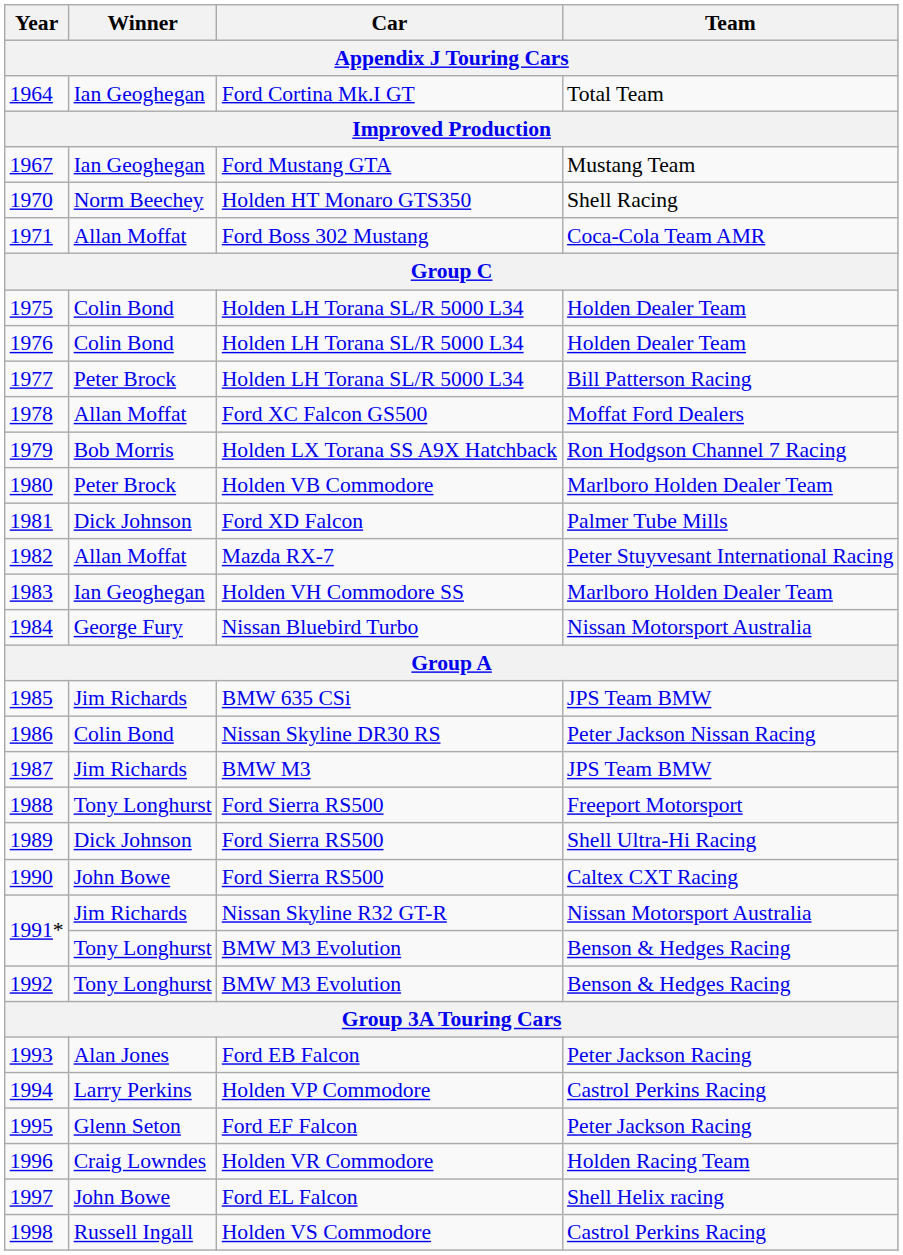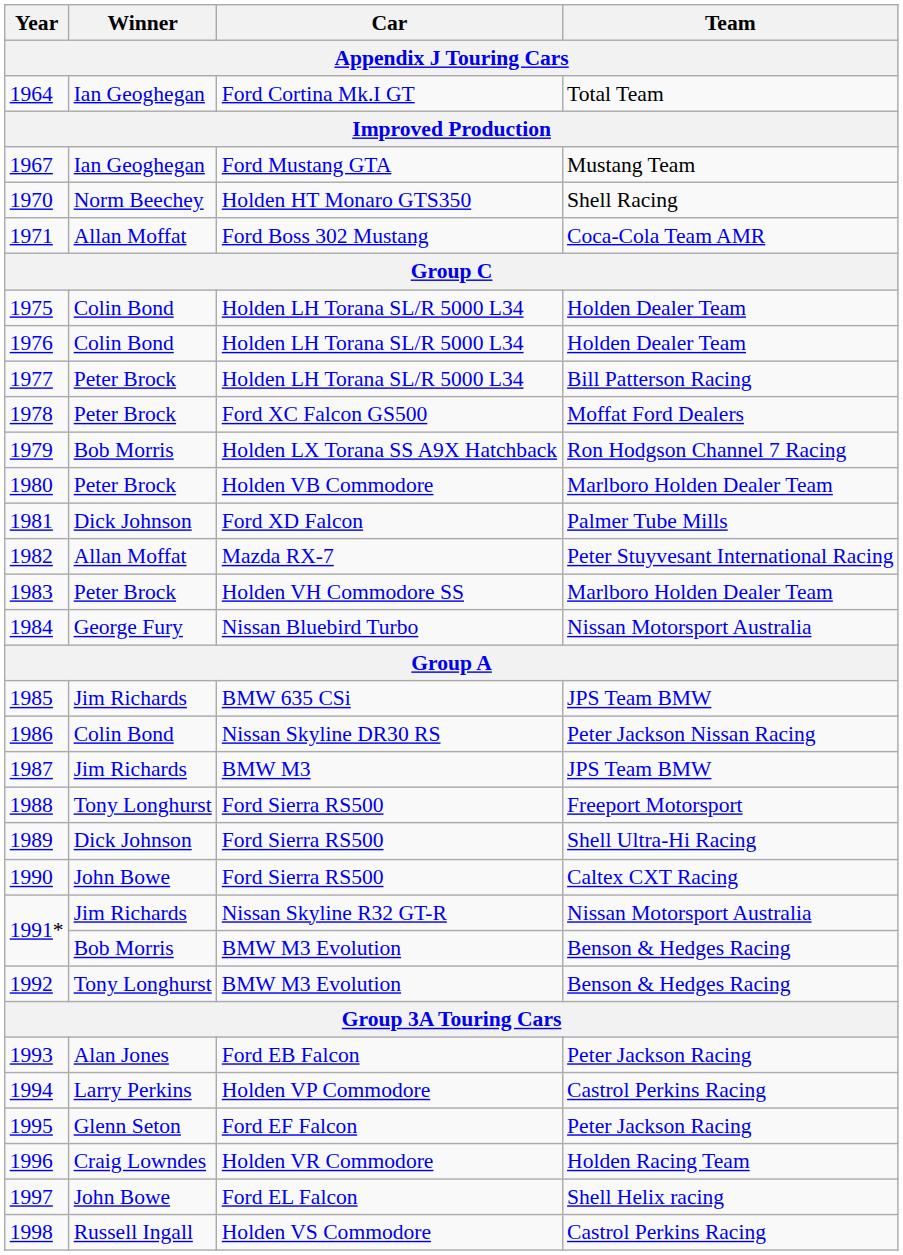(130, 413) Allan Moffat -> (125, 413) Peter Brock
(139, 591) Ian Geoghegan -> (125, 591) Peter Brock
(143, 947) Tony Longhurst -> (124, 947) Bob Morris
